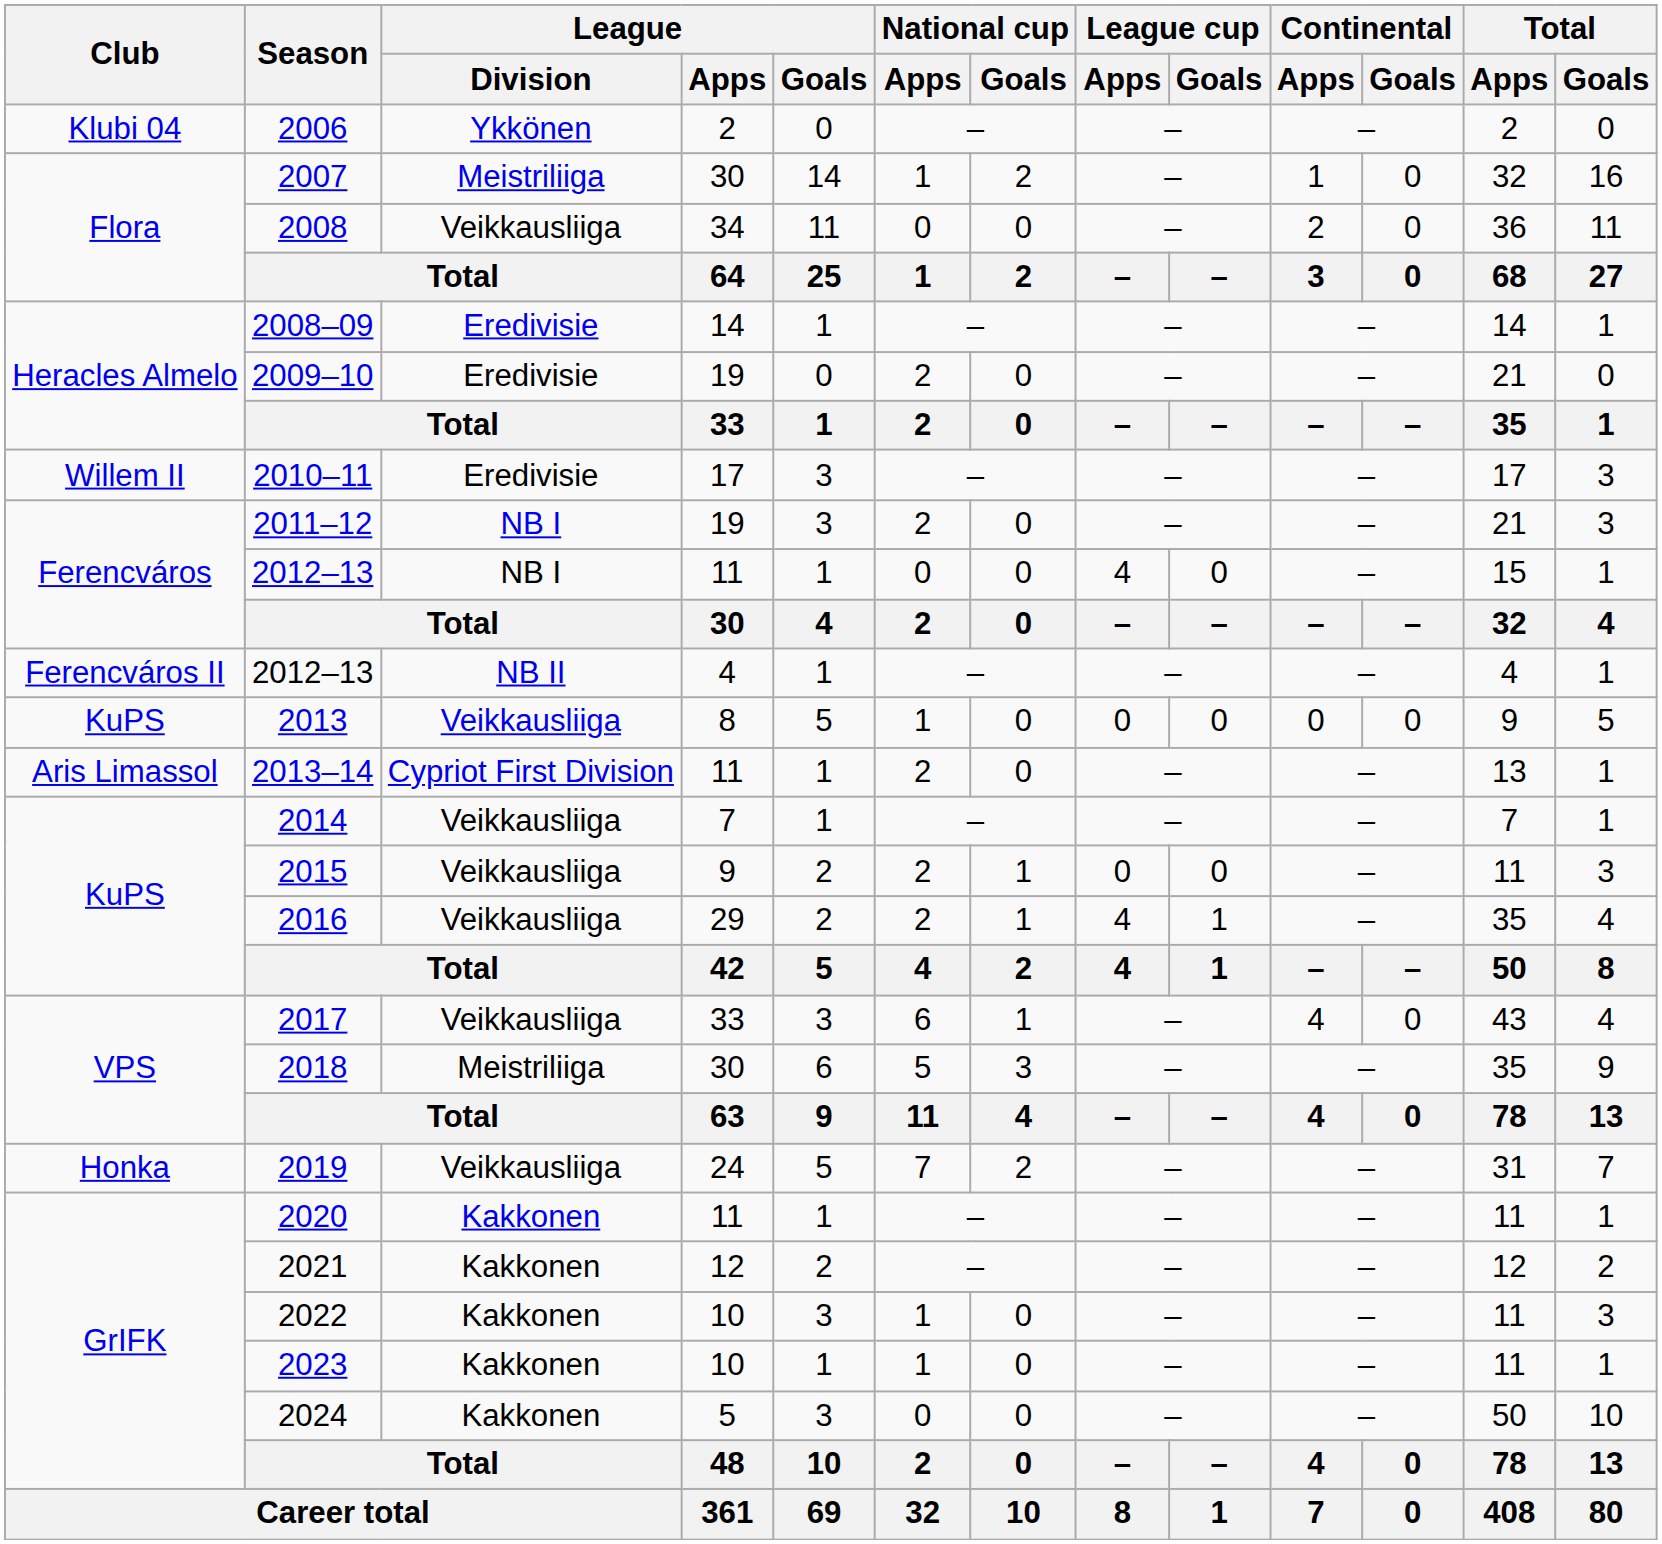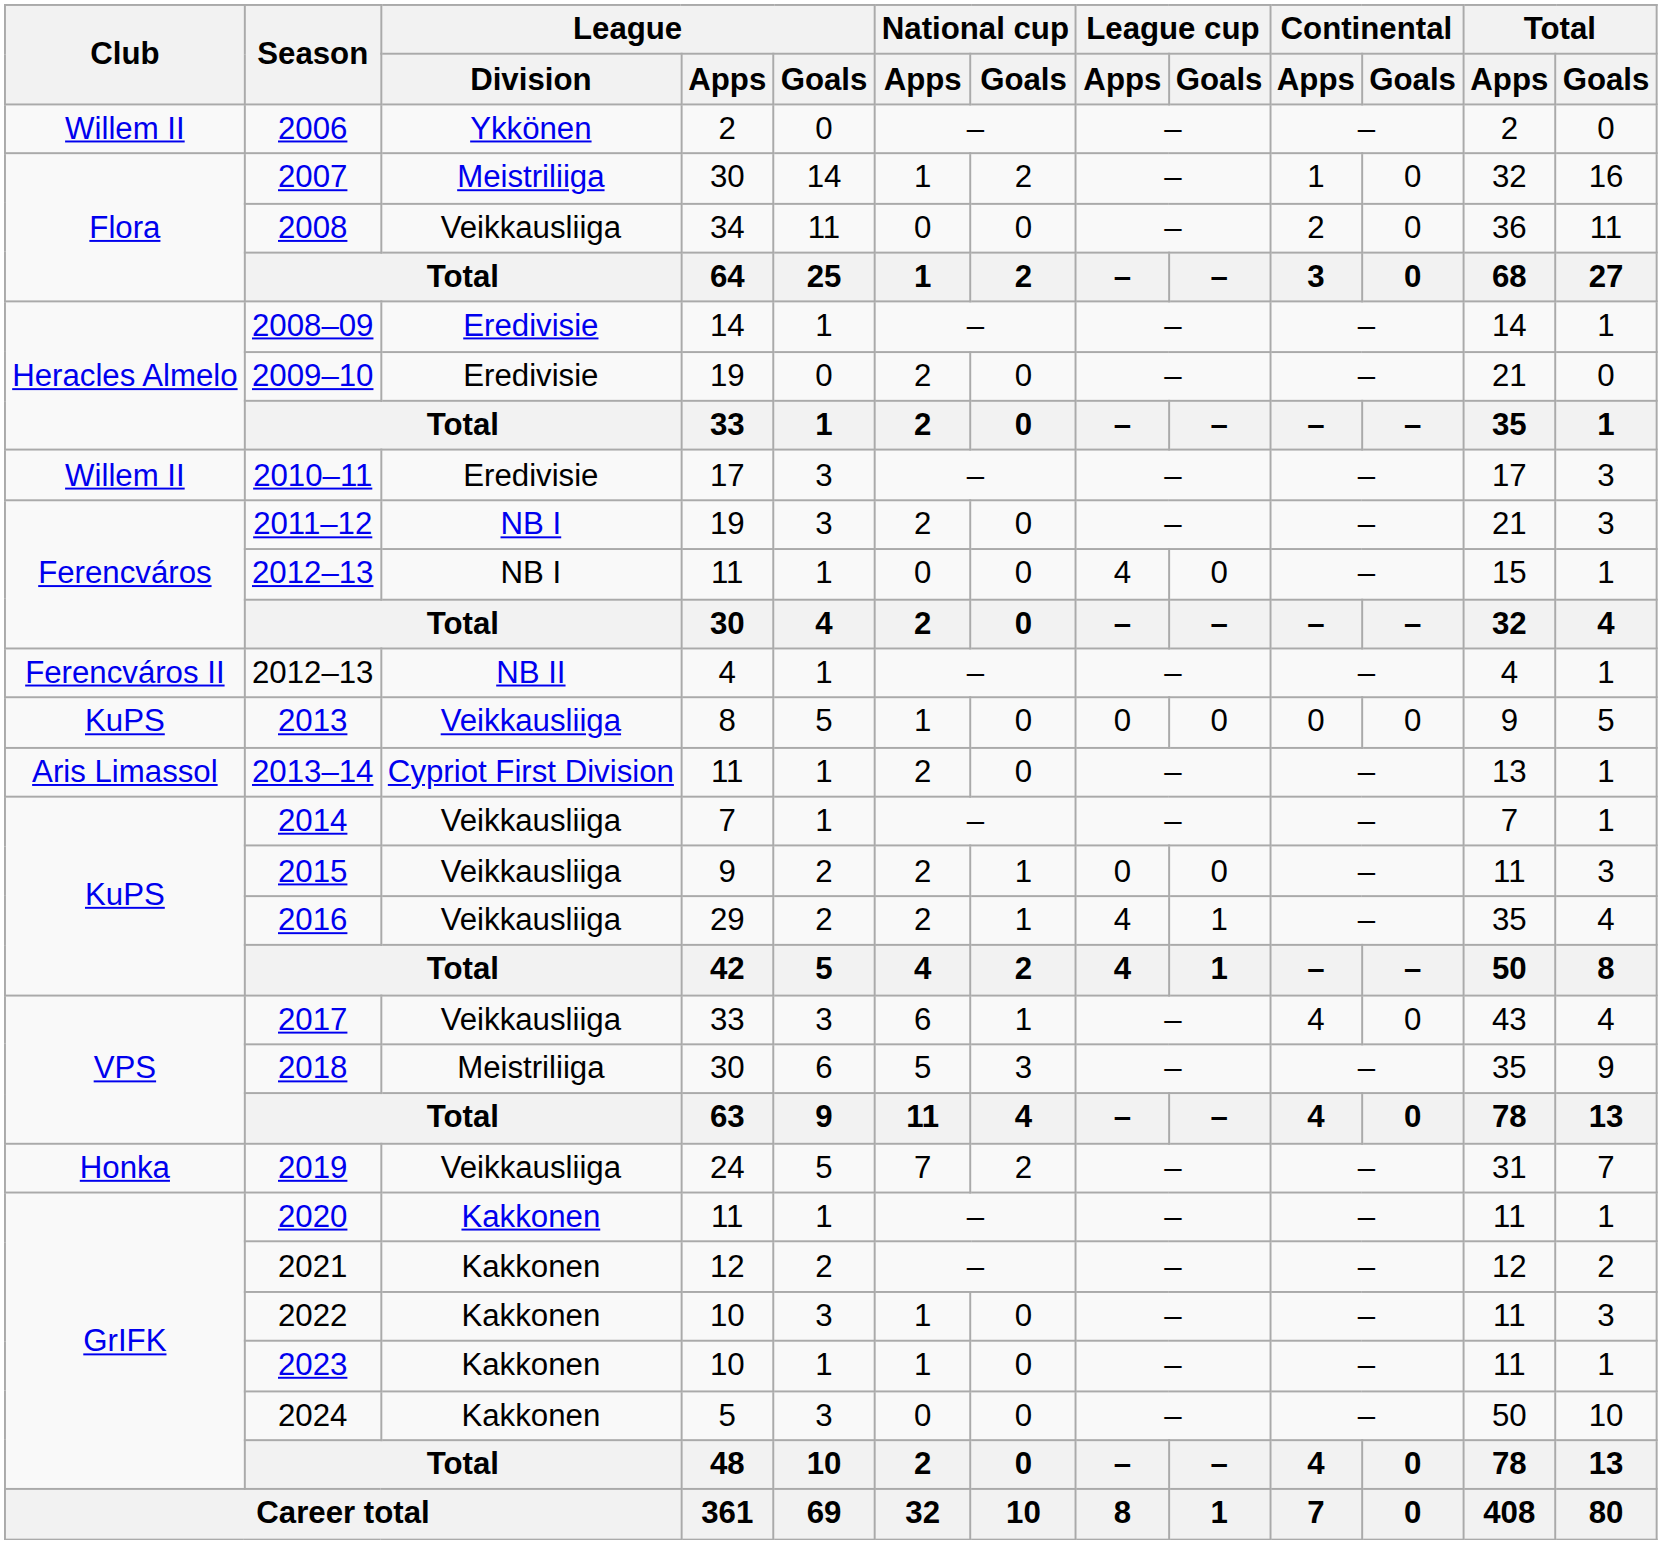(125, 128) Klubi 04 -> (125, 128) Willem II
